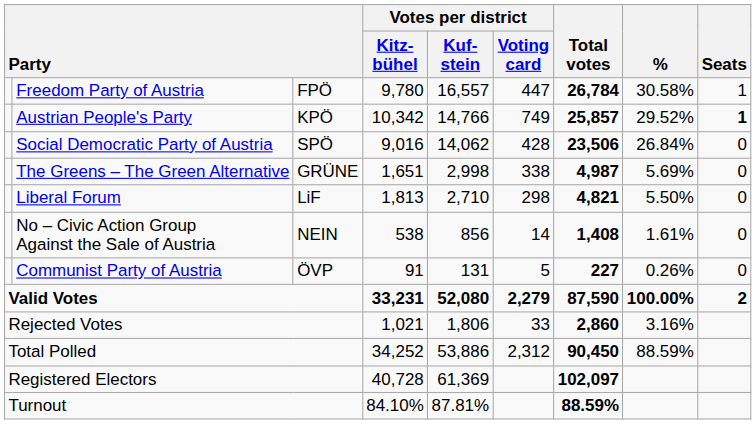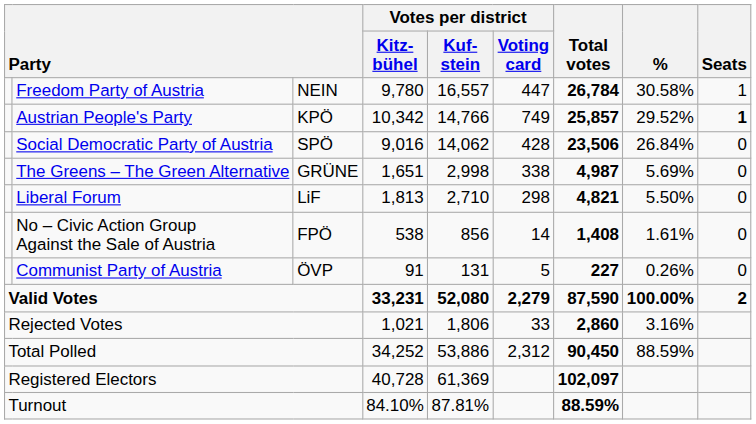(315, 90) FPÖ -> (317, 90) NEIN
(317, 234) NEIN -> (315, 234) FPÖ
